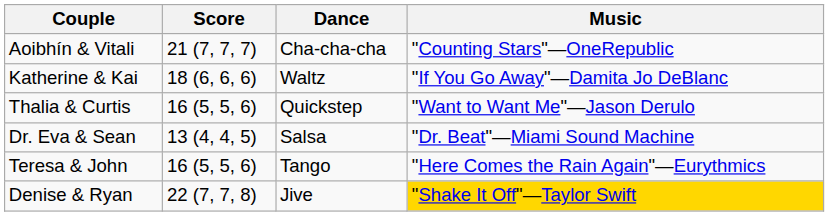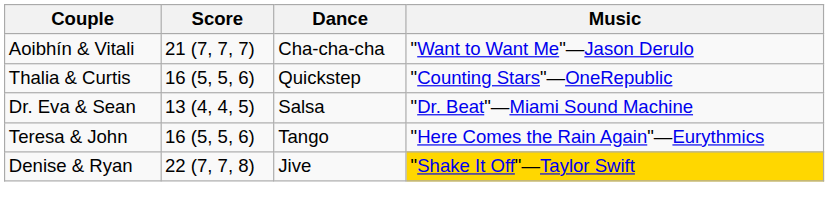(543, 48) "Counting Stars"—OneRepublic -> (552, 48) "Want to Want Me"—Jason Derulo
- row: (73, 78)
(553, 107) "Want to Want Me"—Jason Derulo -> (542, 78) "Counting Stars"—OneRepublic
